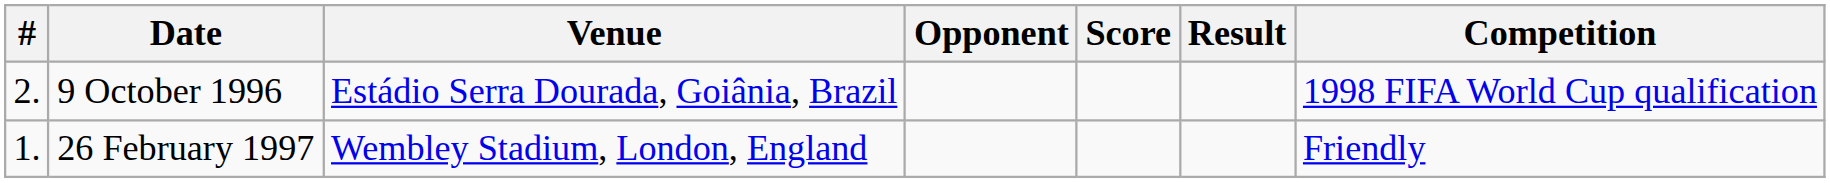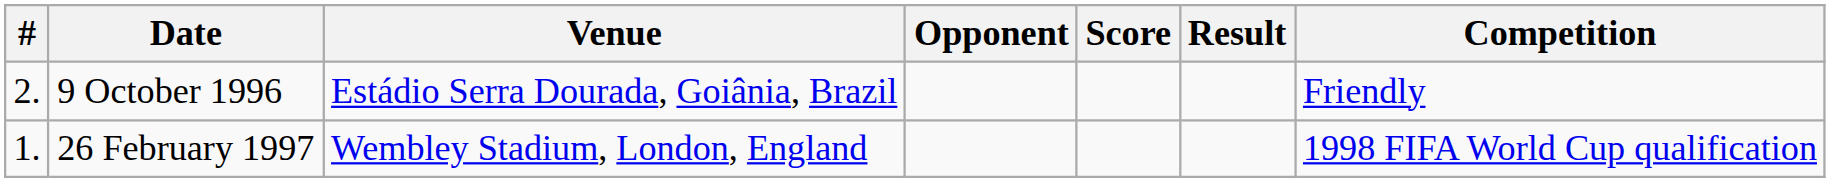(1560, 90) 1998 FIFA World Cup qualification -> (1364, 90) Friendly
(1364, 147) Friendly -> (1560, 147) 1998 FIFA World Cup qualification
